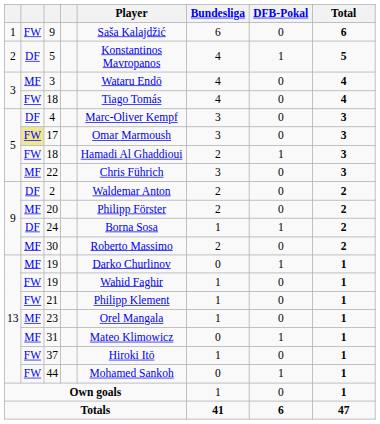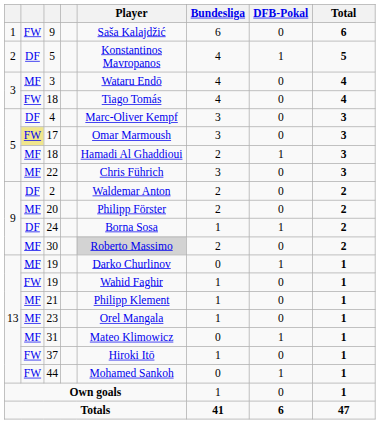(32, 154) FW -> (32, 154) MF
(132, 245) no background -> (132, 245) lightgrey background
(32, 300) FW -> (32, 300) MF
